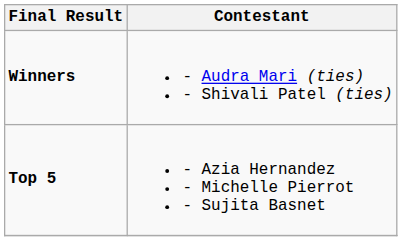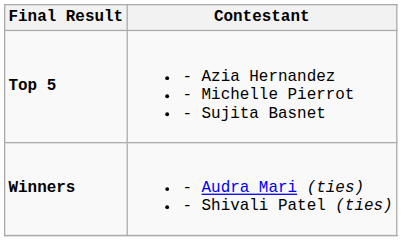rows swapped: (42, 78) <-> (32, 180)
